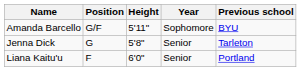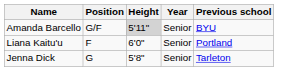(139, 27) no background -> (139, 27) lightgrey background
(188, 27) Sophomore -> (177, 27) Senior
rows swapped: (31, 43) <-> (35, 58)
